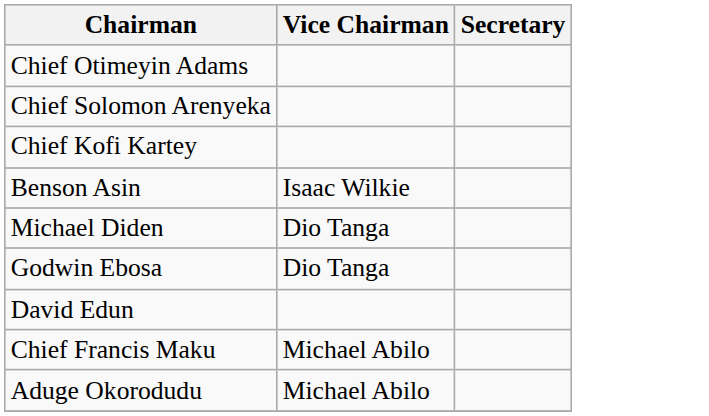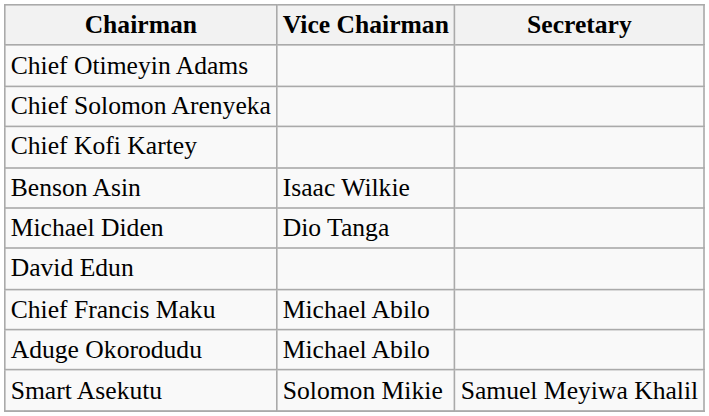- row: (86, 268)
+ row: (86, 390)
